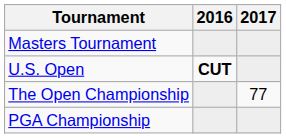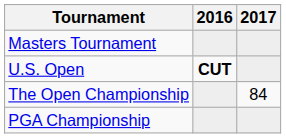(258, 95) 77 -> (258, 95) 84
